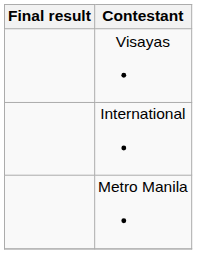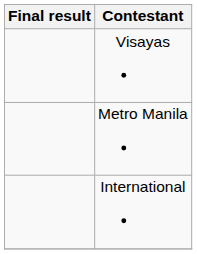rows swapped: (143, 131) <-> (143, 204)
